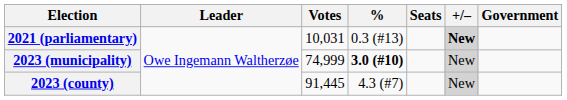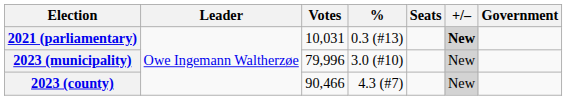(325, 60) 74,999 -> (325, 60) 79,996
(377, 60) bold -> (377, 60) normal
(325, 83) 91,445 -> (325, 83) 90,466
